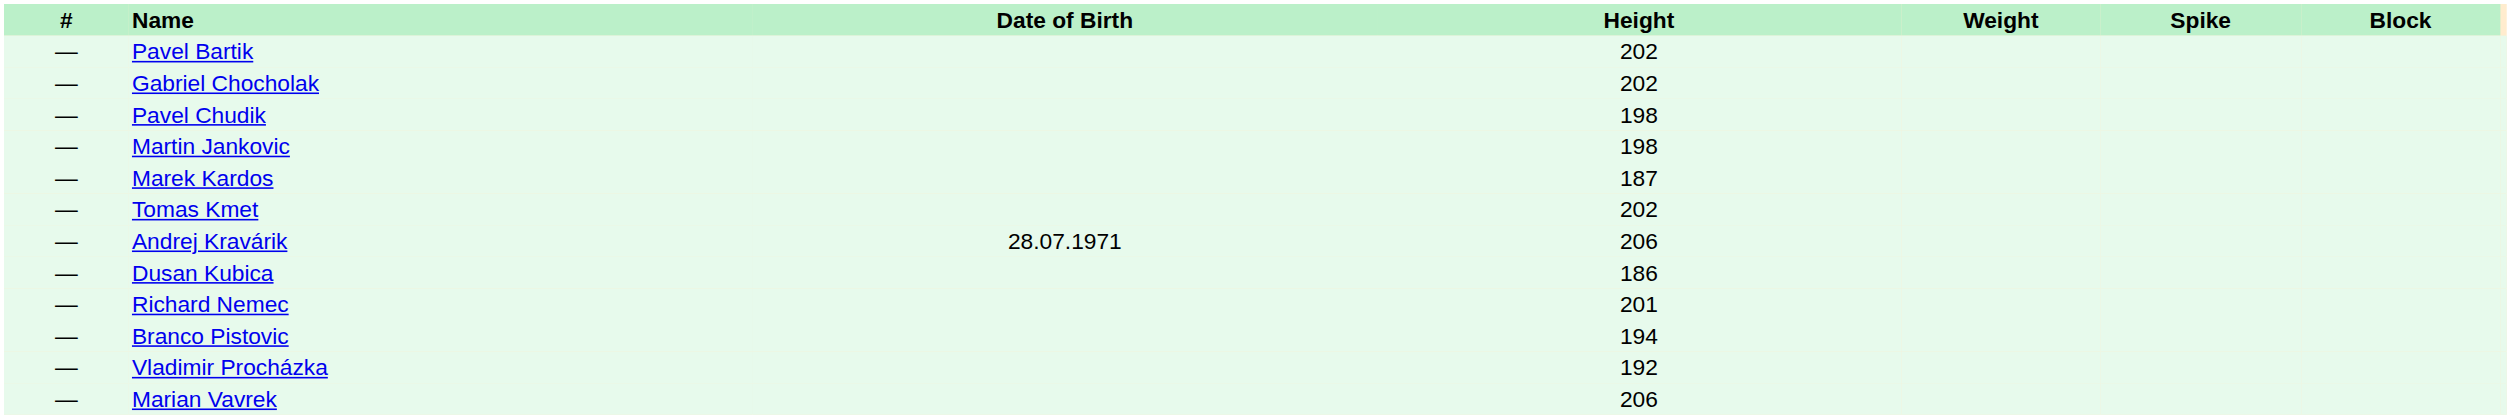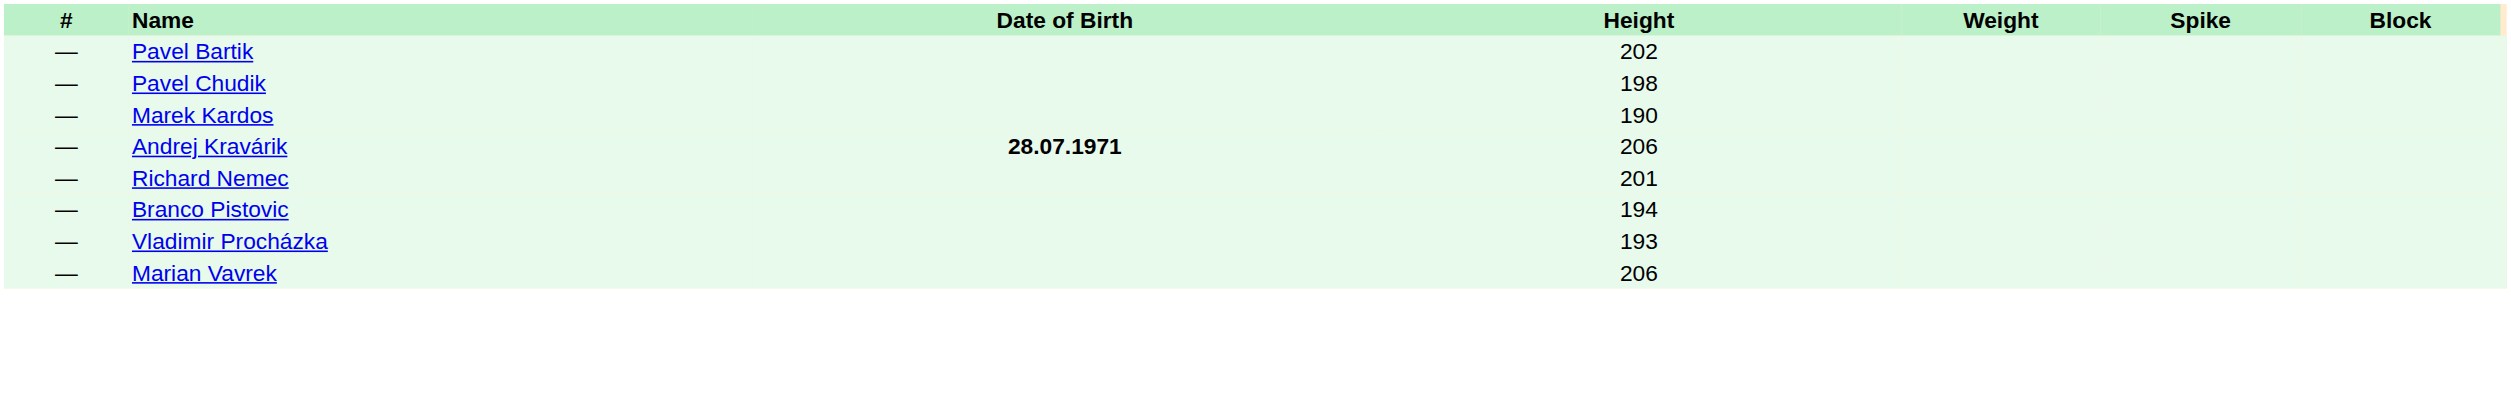- row: (225, 83)
- row: (211, 146)
(1639, 178) 187 -> (1639, 115) 190
- row: (195, 209)
(1065, 241) normal -> (1065, 146) bold
- row: (203, 273)
(1639, 367) 192 -> (1639, 241) 193
